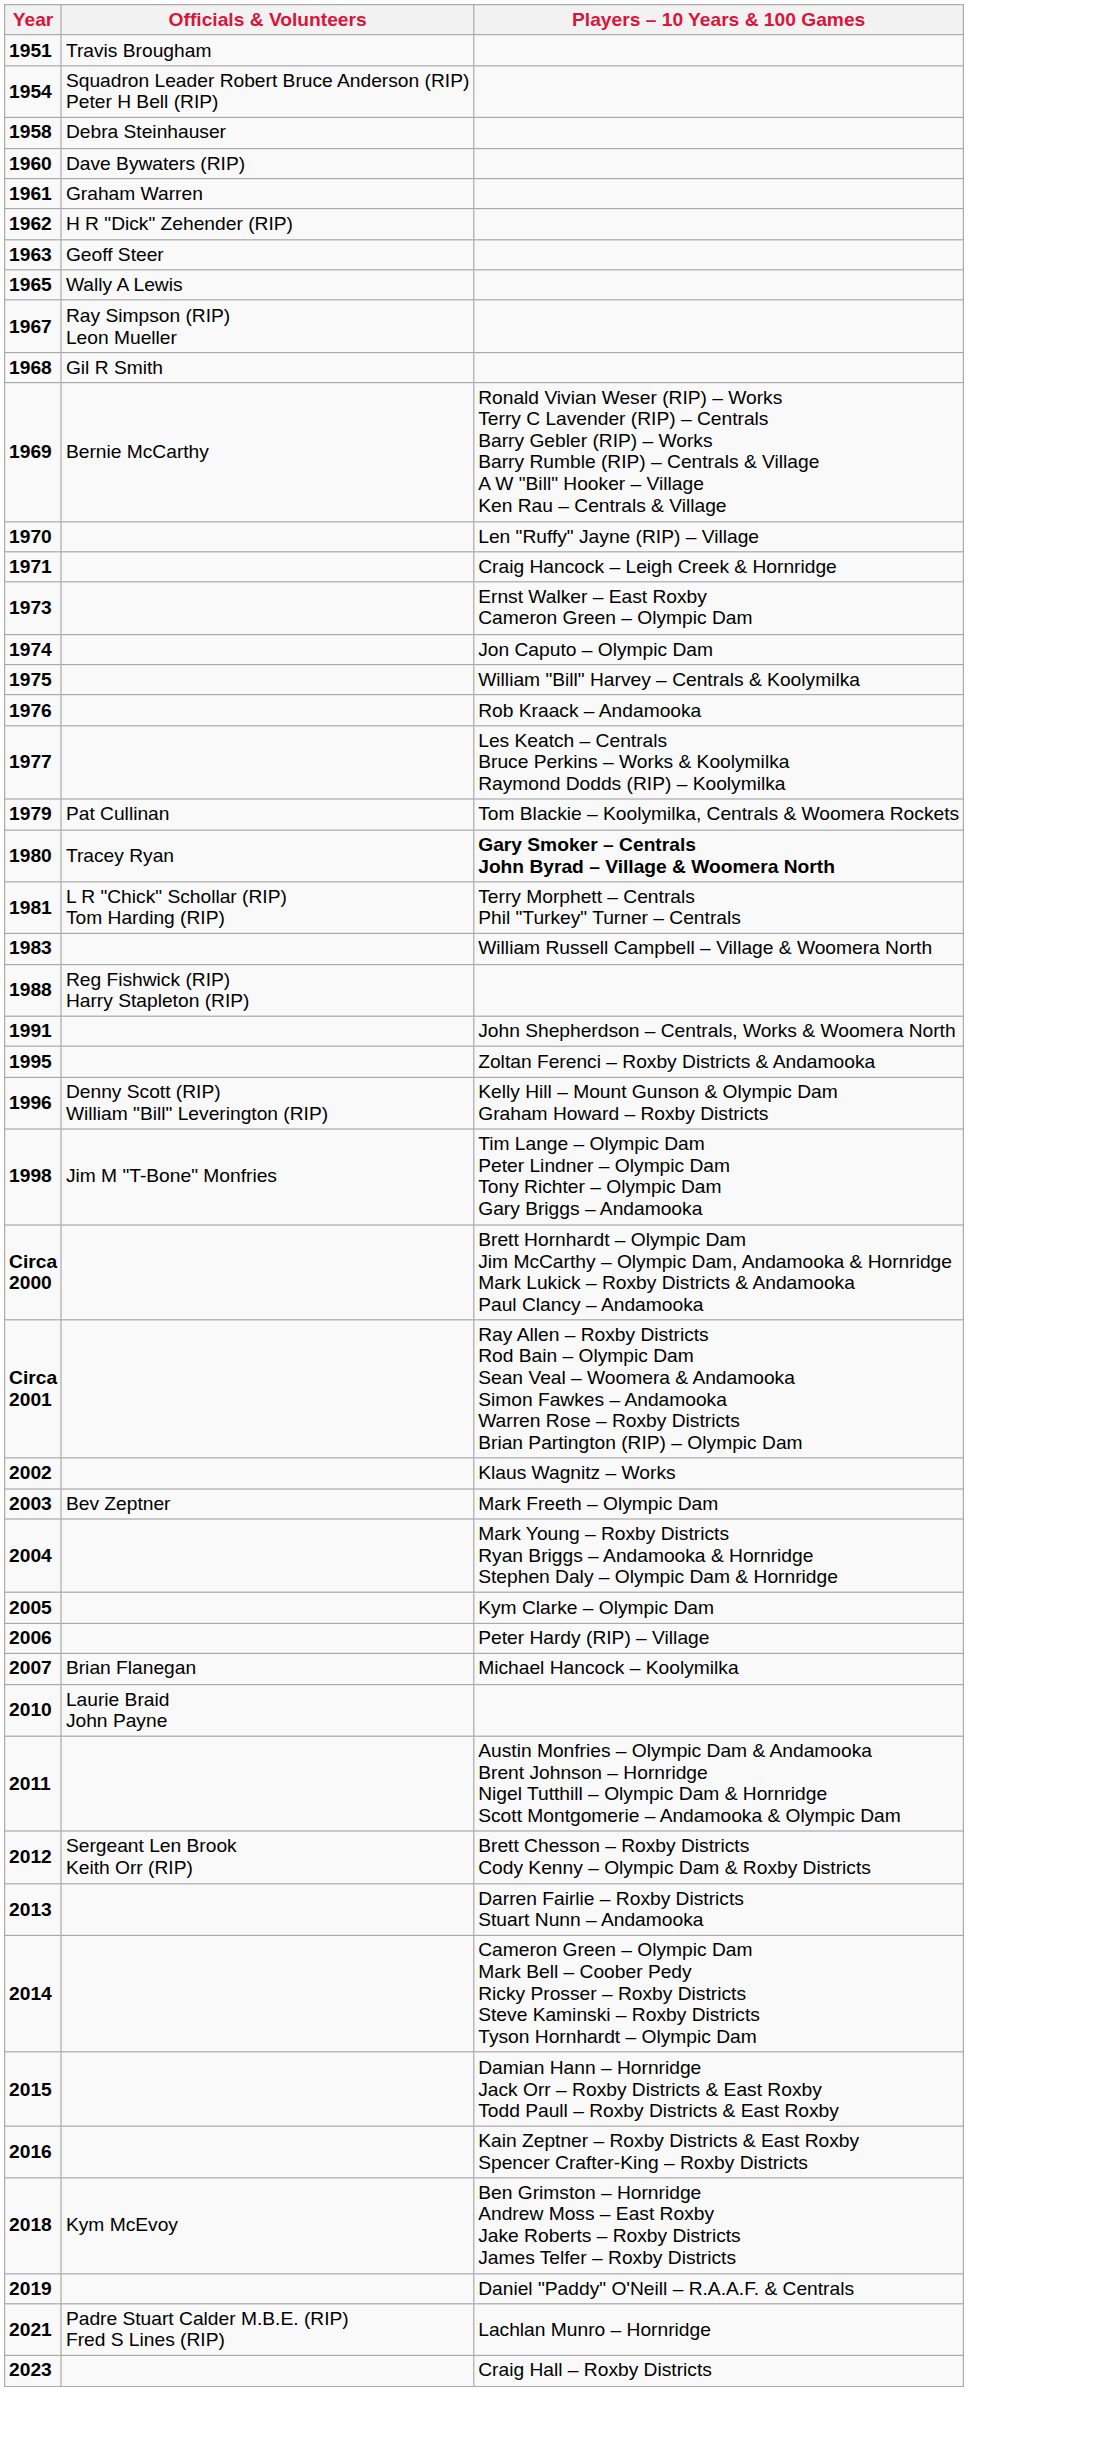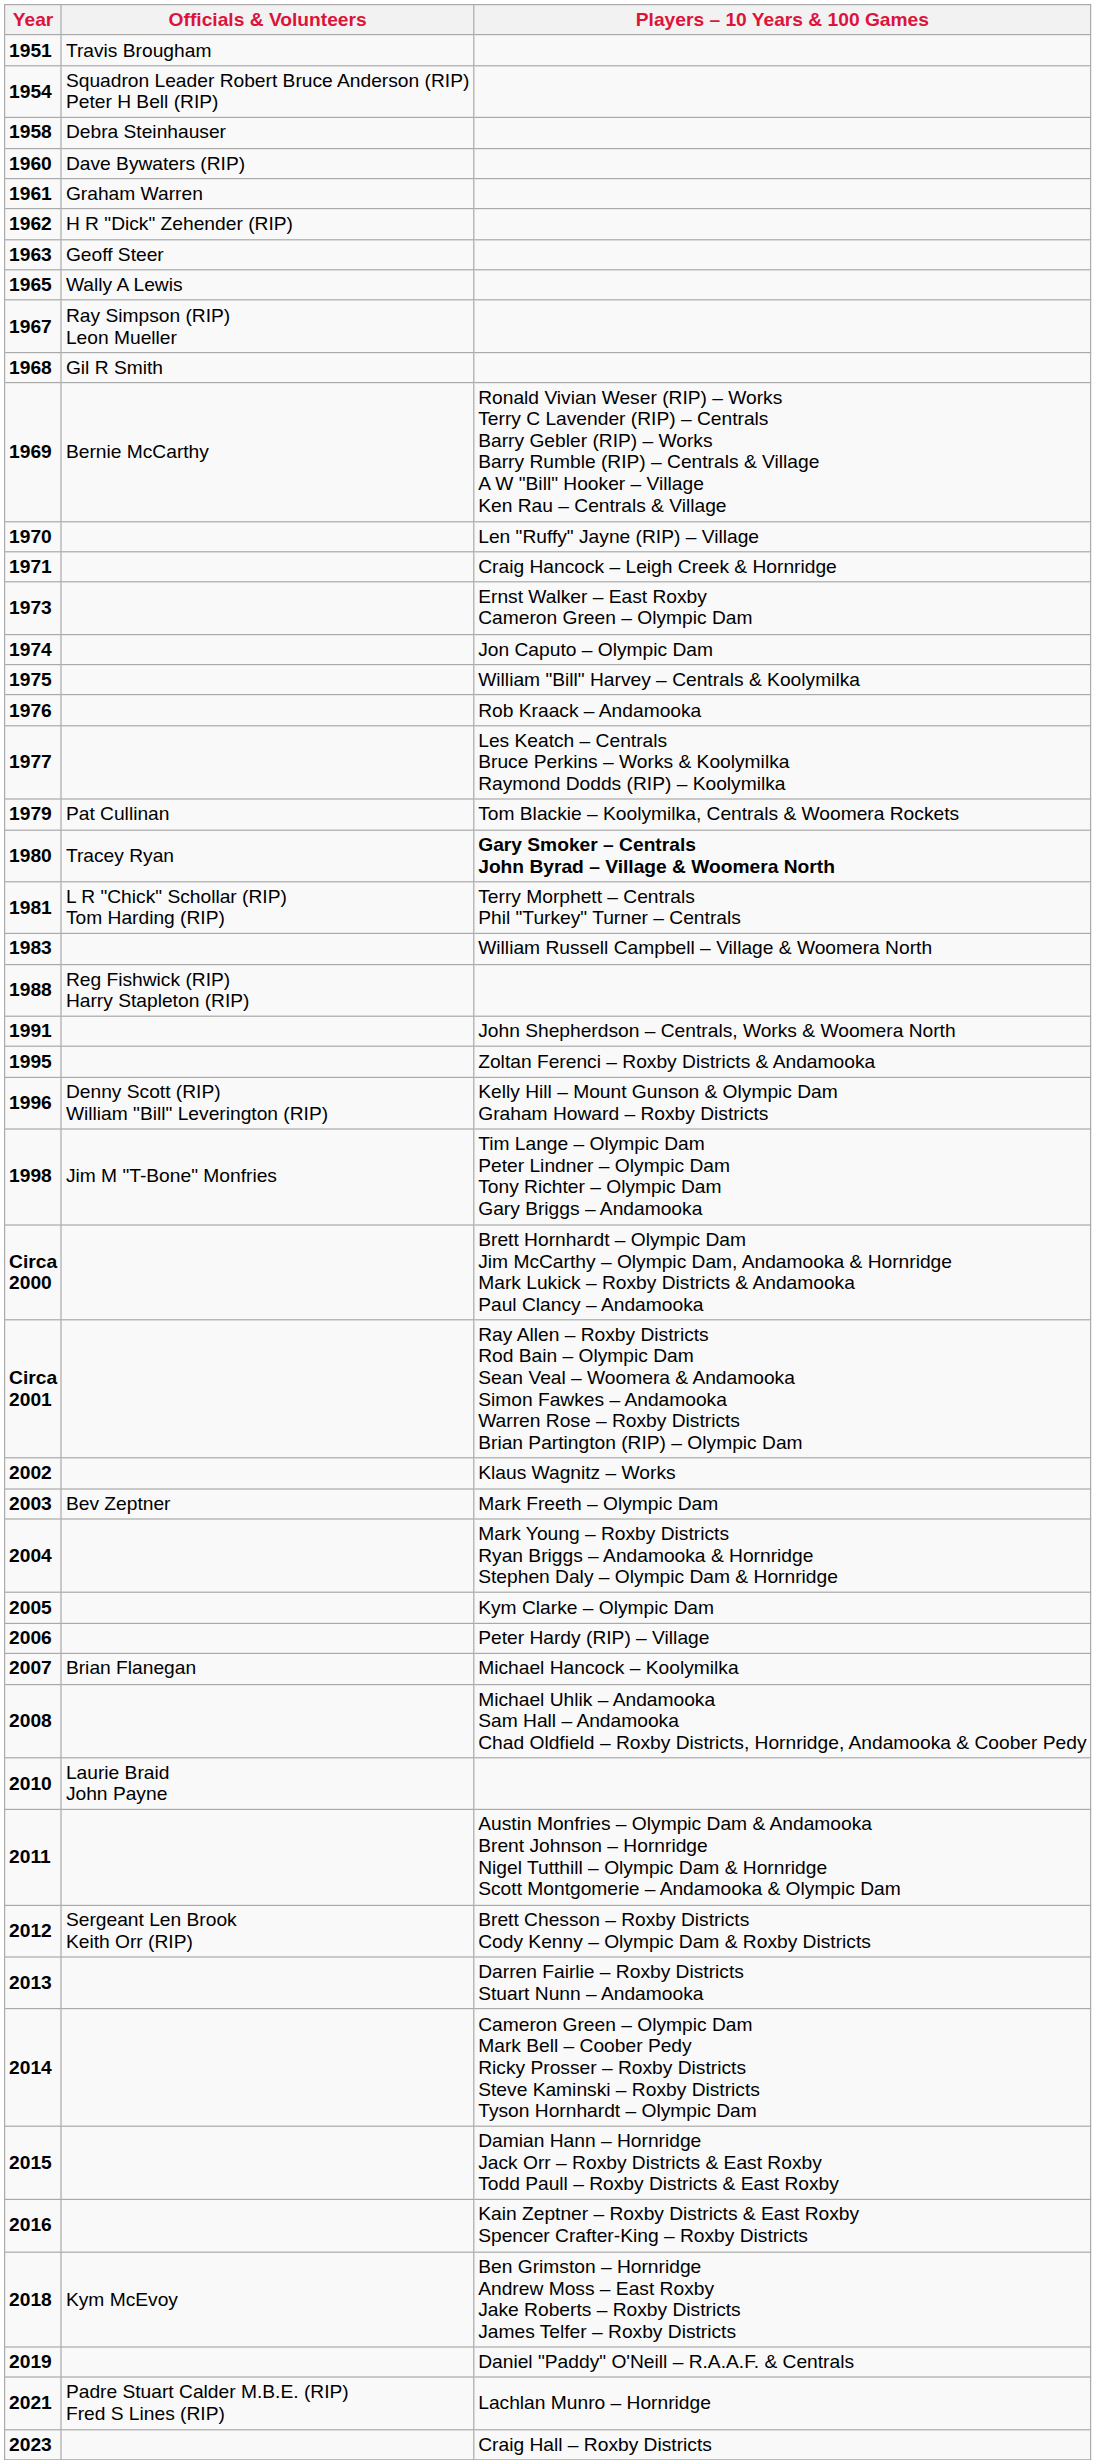+ row: (30, 1720)
